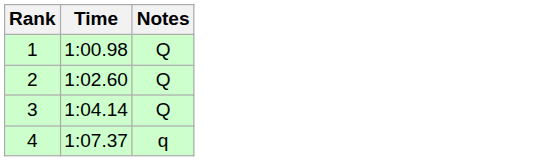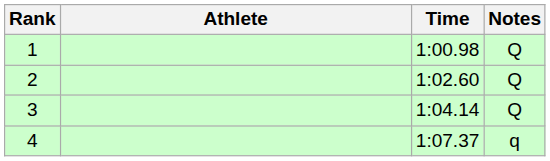+ column: (236, 19)
